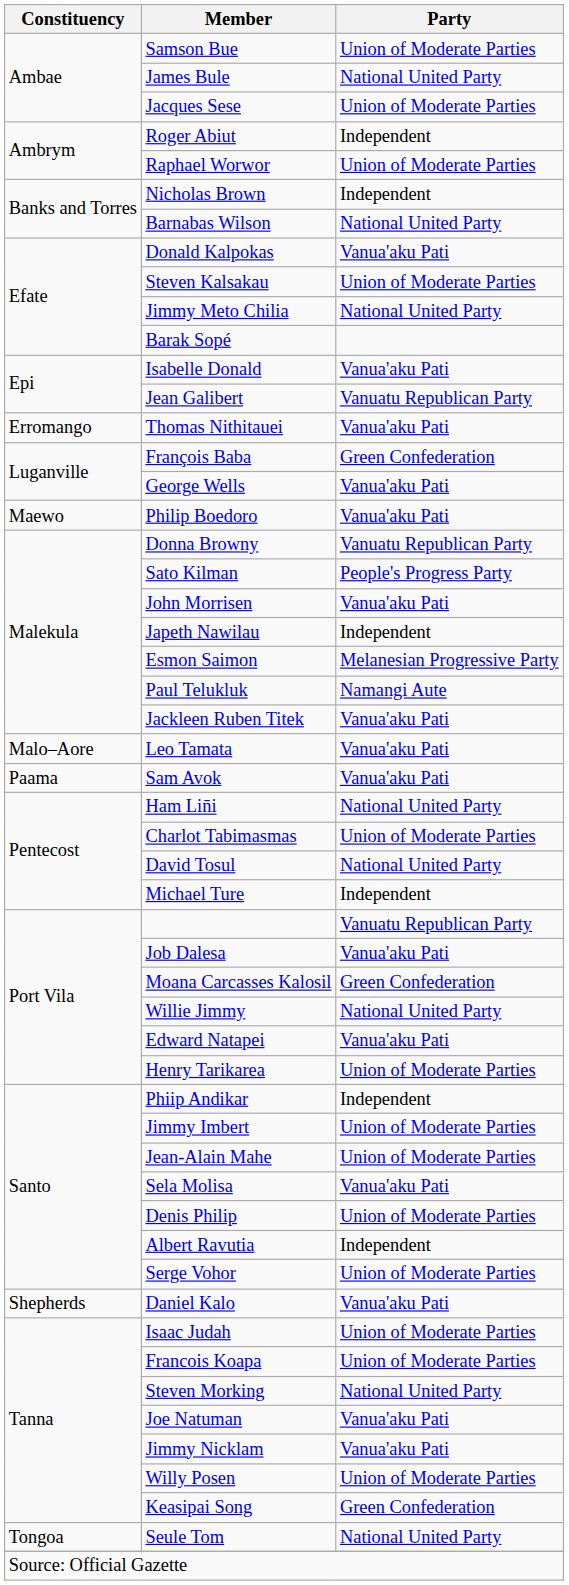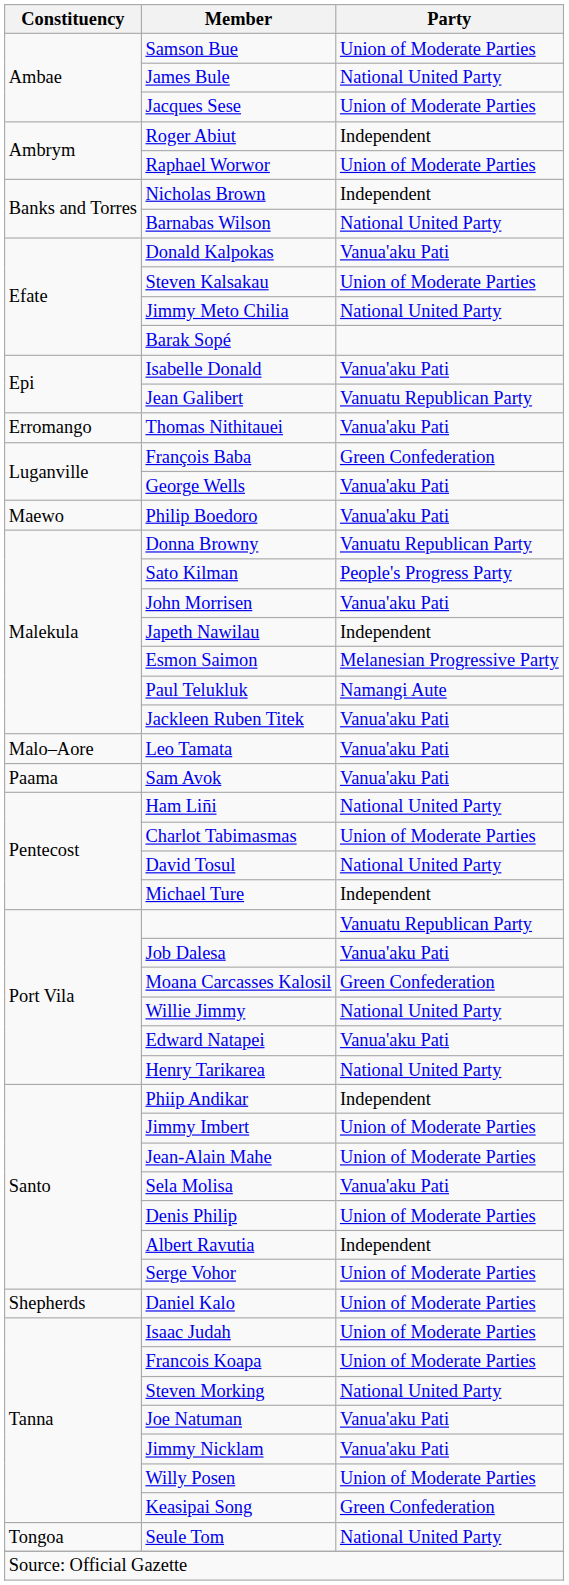(438, 1069) Union of Moderate Parties -> (421, 1069) National United Party
(394, 1303) Vanua'aku Pati -> (438, 1303) Union of Moderate Parties
